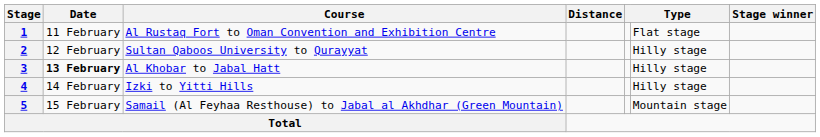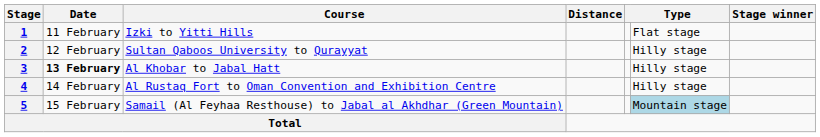(311, 32) Al Rustaq Fort to Oman Convention and Exhibition Centre -> (189, 32) Izki to Yitti Hills
(189, 86) Izki to Yitti Hills -> (311, 86) Al Rustaq Fort to Oman Convention and Exhibition Centre
(680, 105) no background -> (680, 105) lightblue background
